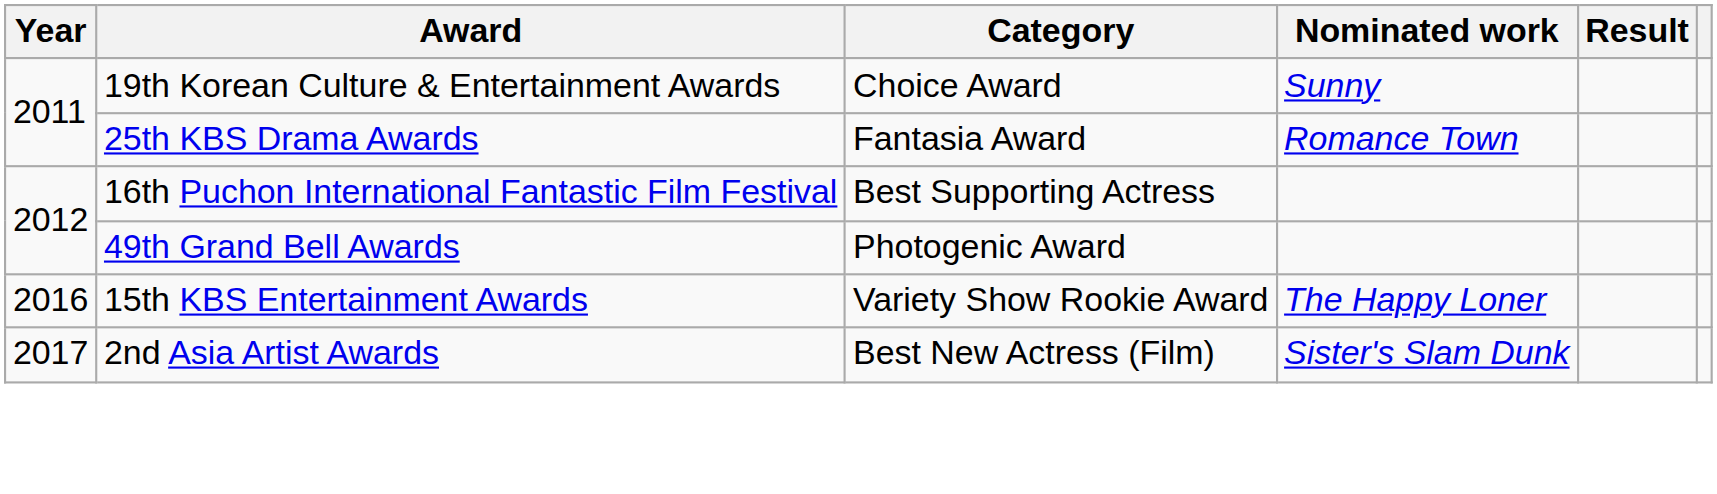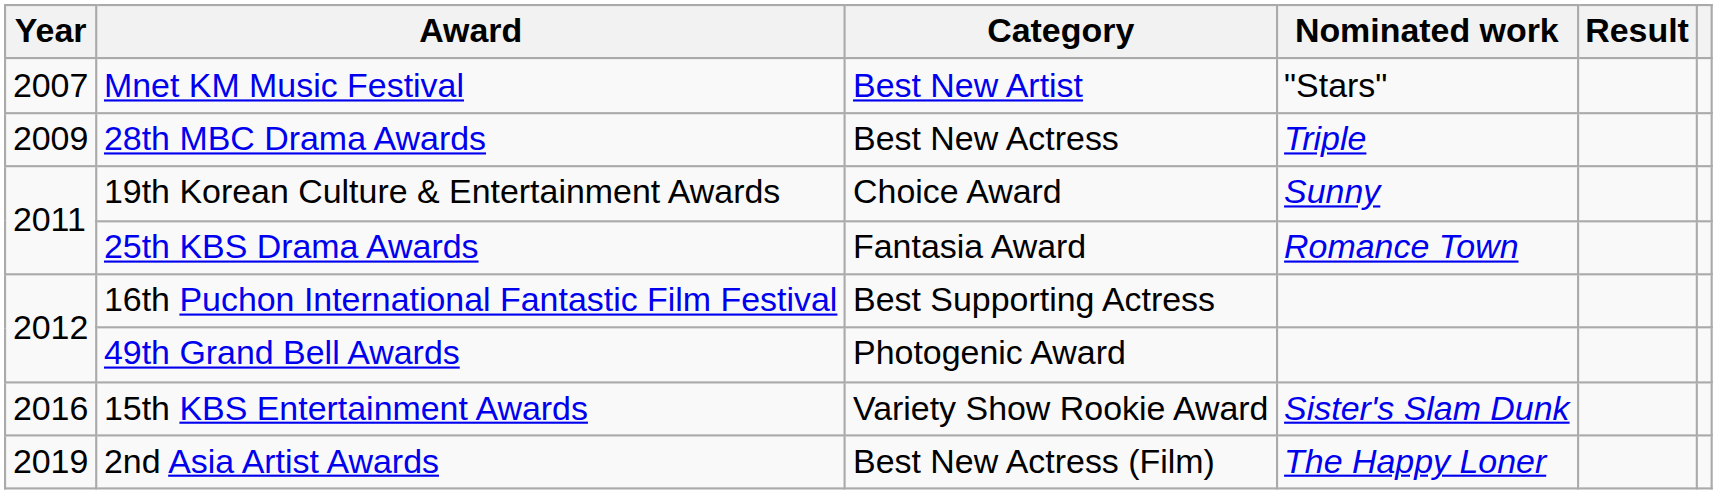+ row: (284, 85)
+ row: (295, 138)
(1415, 300) The Happy Loner -> (1427, 407) Sister's Slam Dunk
(51, 354) 2017 -> (51, 461) 2019
(1427, 354) Sister's Slam Dunk -> (1415, 461) The Happy Loner
